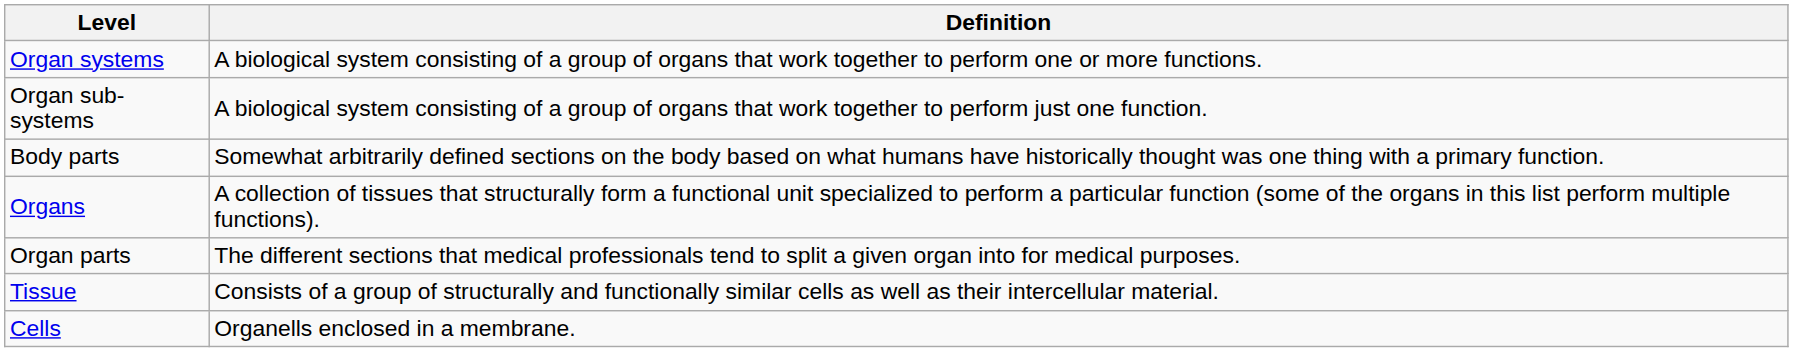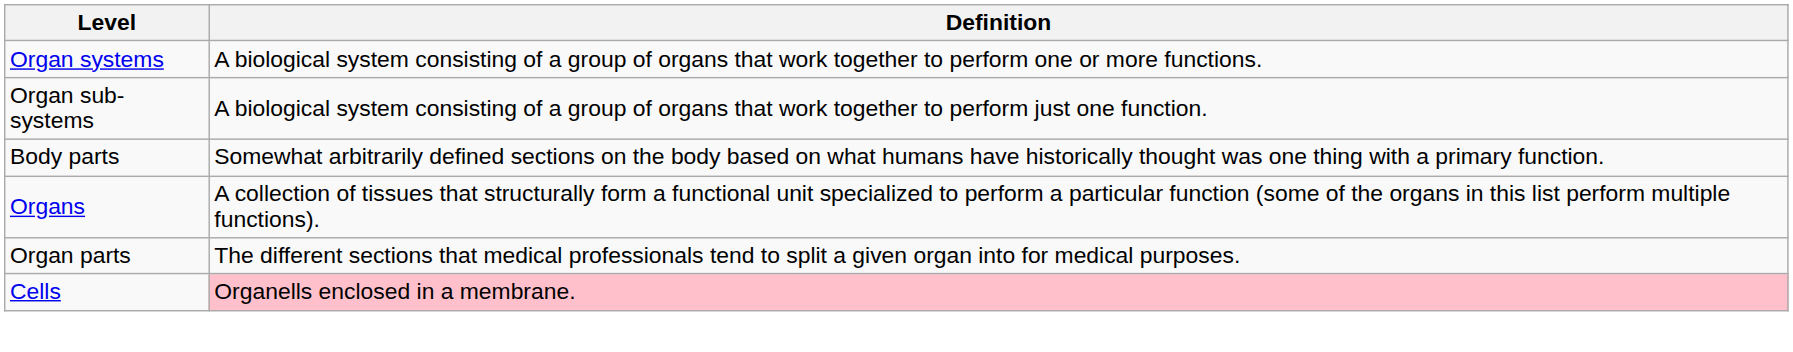- row: (43, 291)
(395, 328) no background -> (395, 291) pink background
